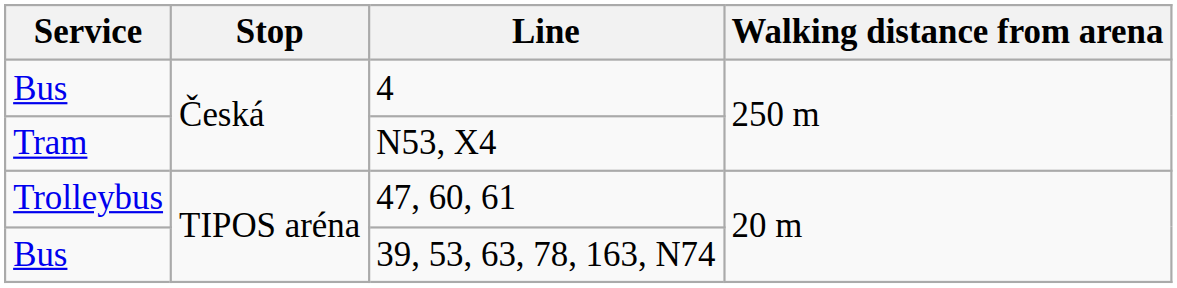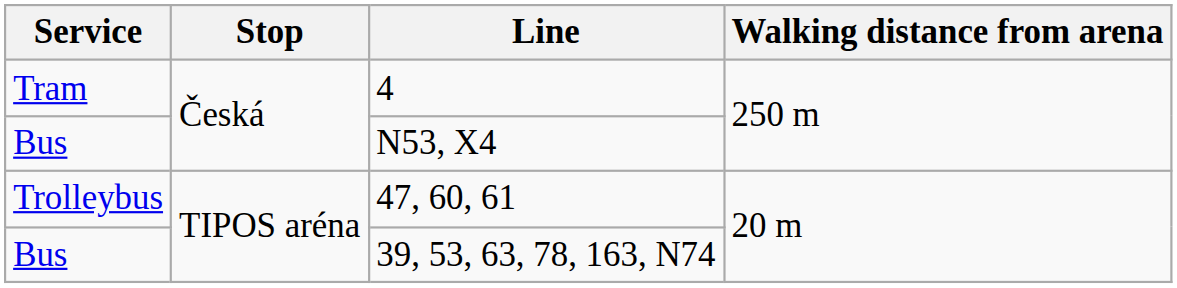(40, 87) Bus -> (50, 87) Tram
(50, 142) Tram -> (40, 142) Bus
